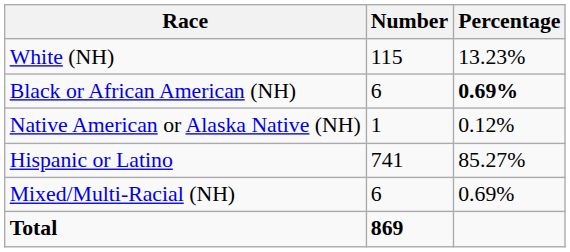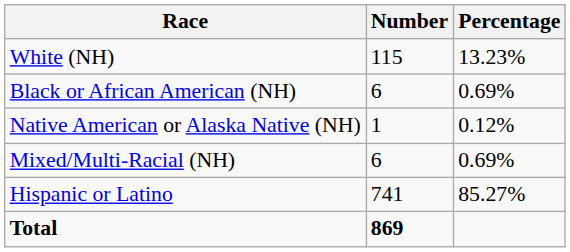(488, 90) bold -> (486, 90) normal
rows swapped: (122, 194) <-> (91, 159)
